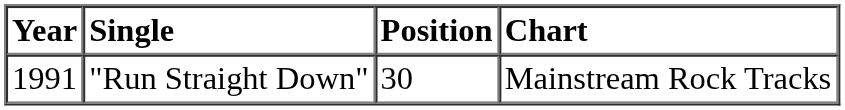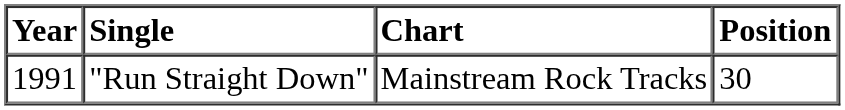columns swapped: (546, 29) <-> (437, 29)
